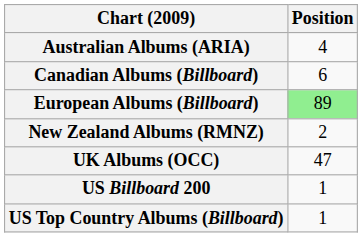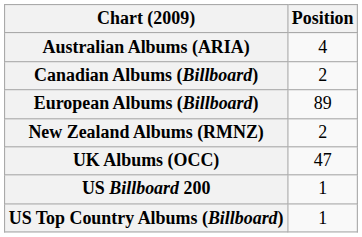(323, 75) 6 -> (323, 75) 2
(323, 103) lightgreen background -> (323, 103) no background
